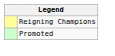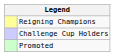+ row: (64, 34)
